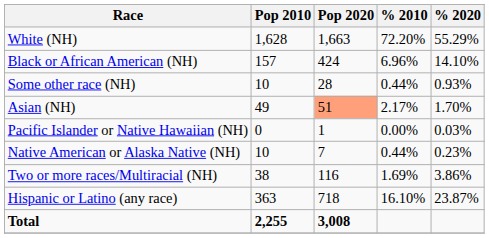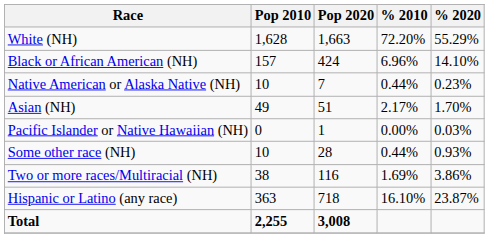rows swapped: (124, 152) <-> (72, 84)
(325, 107) lightsalmon background -> (325, 107) no background
